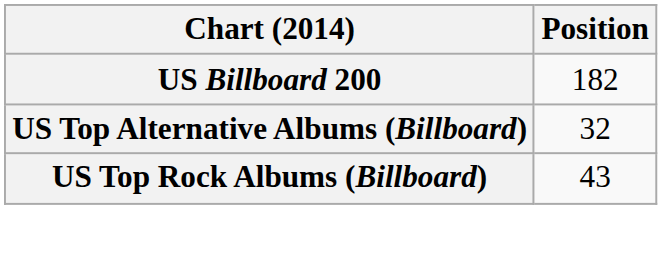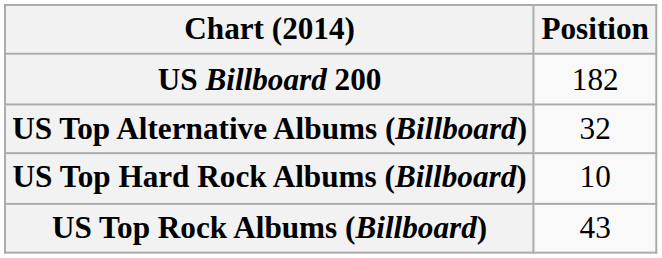+ row: (270, 177)
